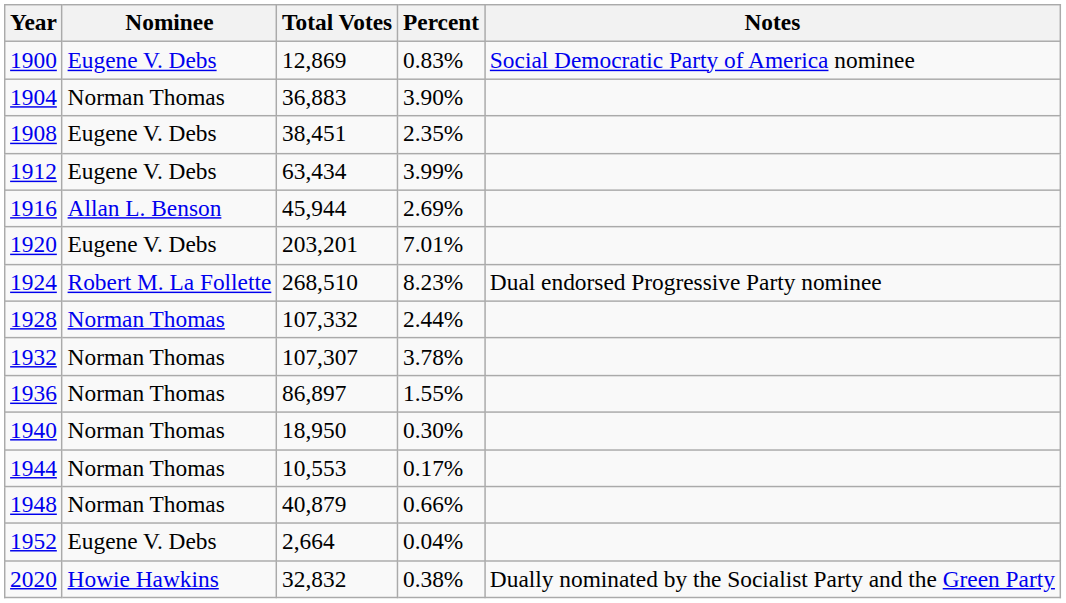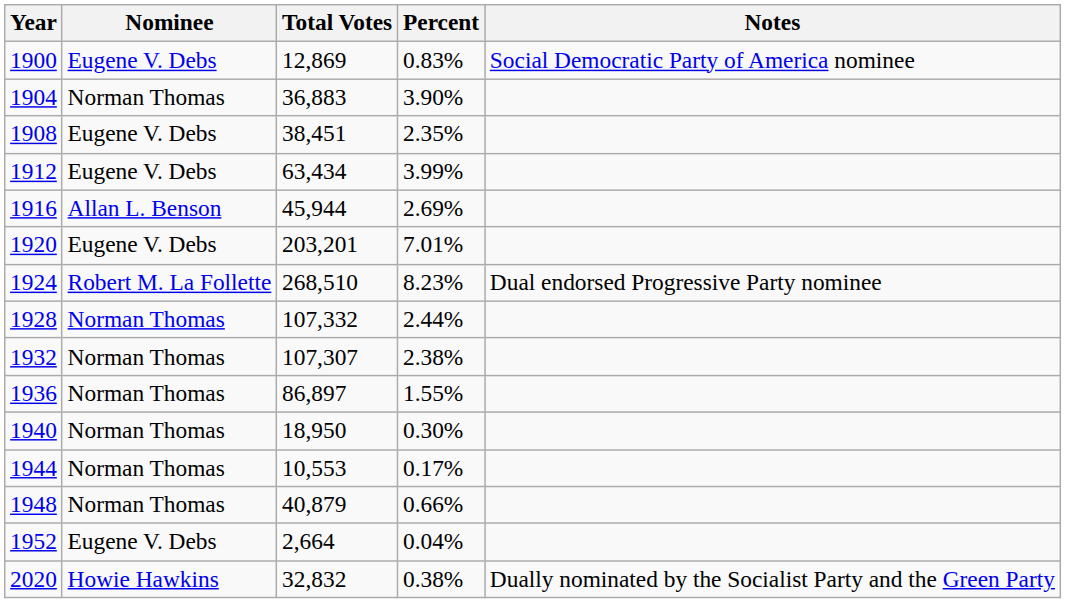(433, 356) 3.78% -> (433, 356) 2.38%
